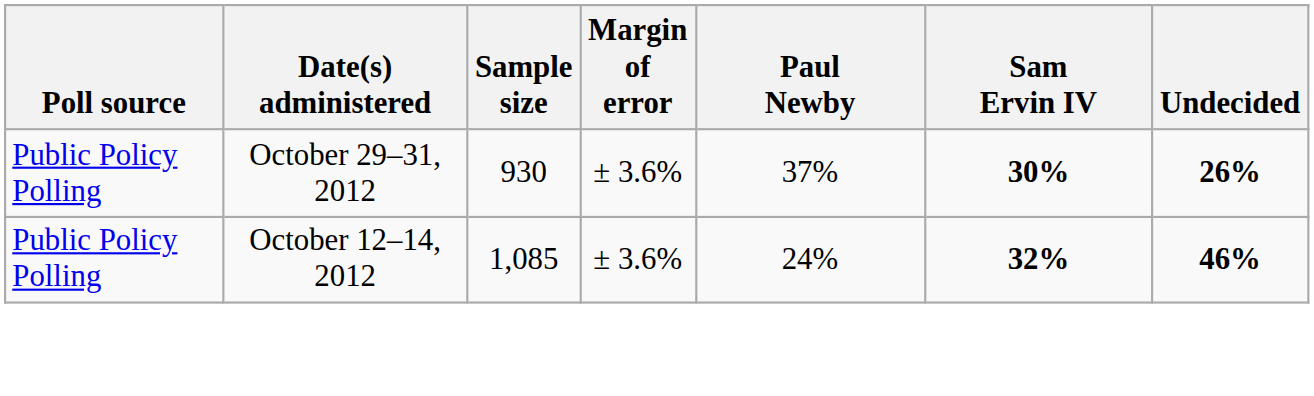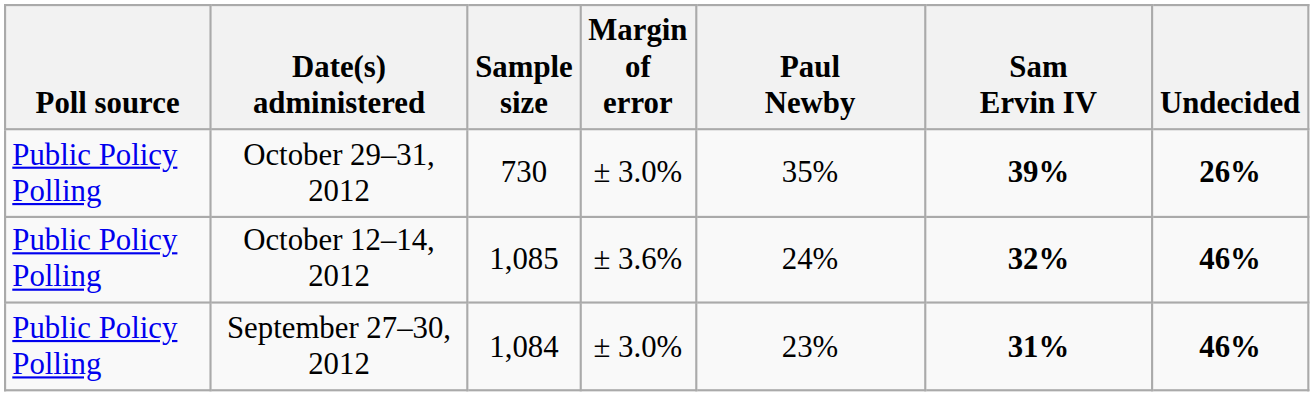(524, 172) 930 -> (524, 172) 730
(638, 172) ± 3.6% -> (638, 172) ± 3.0%
(810, 172) 37% -> (810, 172) 35%
(1038, 172) 30% -> (1038, 172) 39%
+ row: (339, 346)
